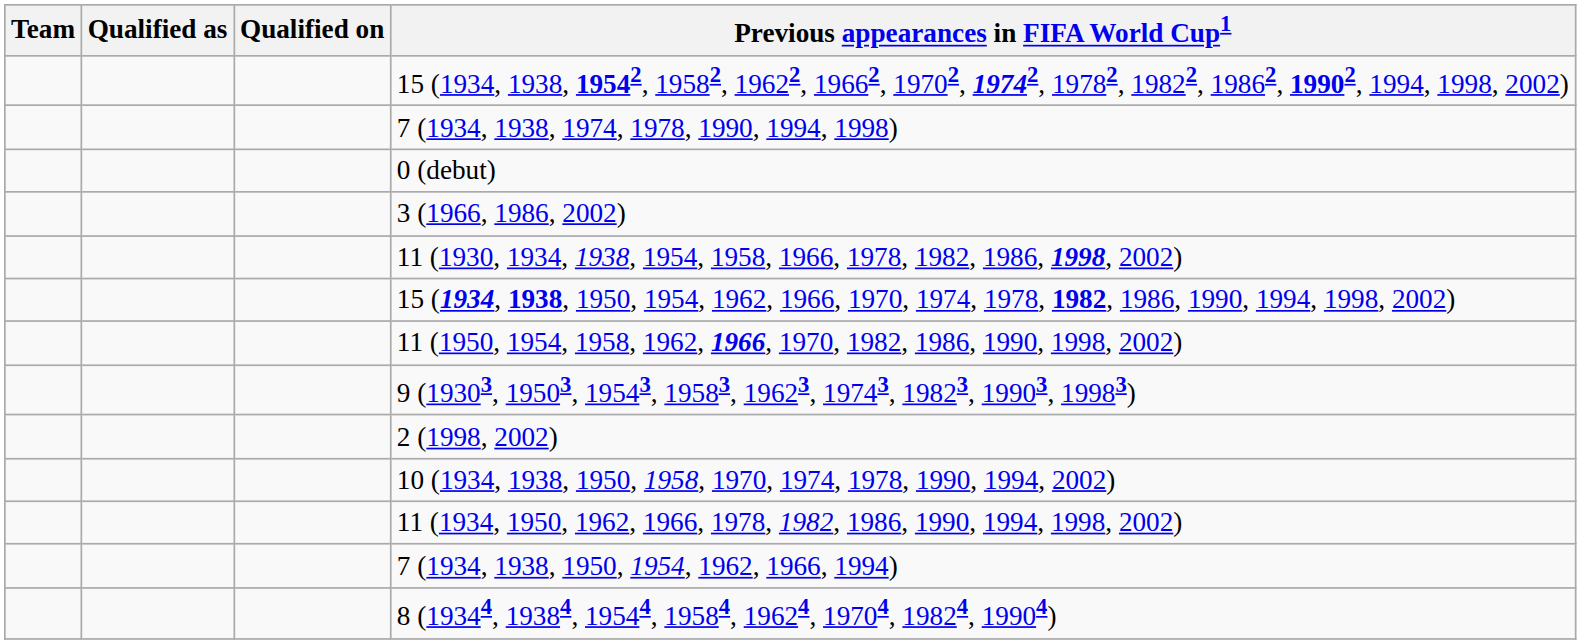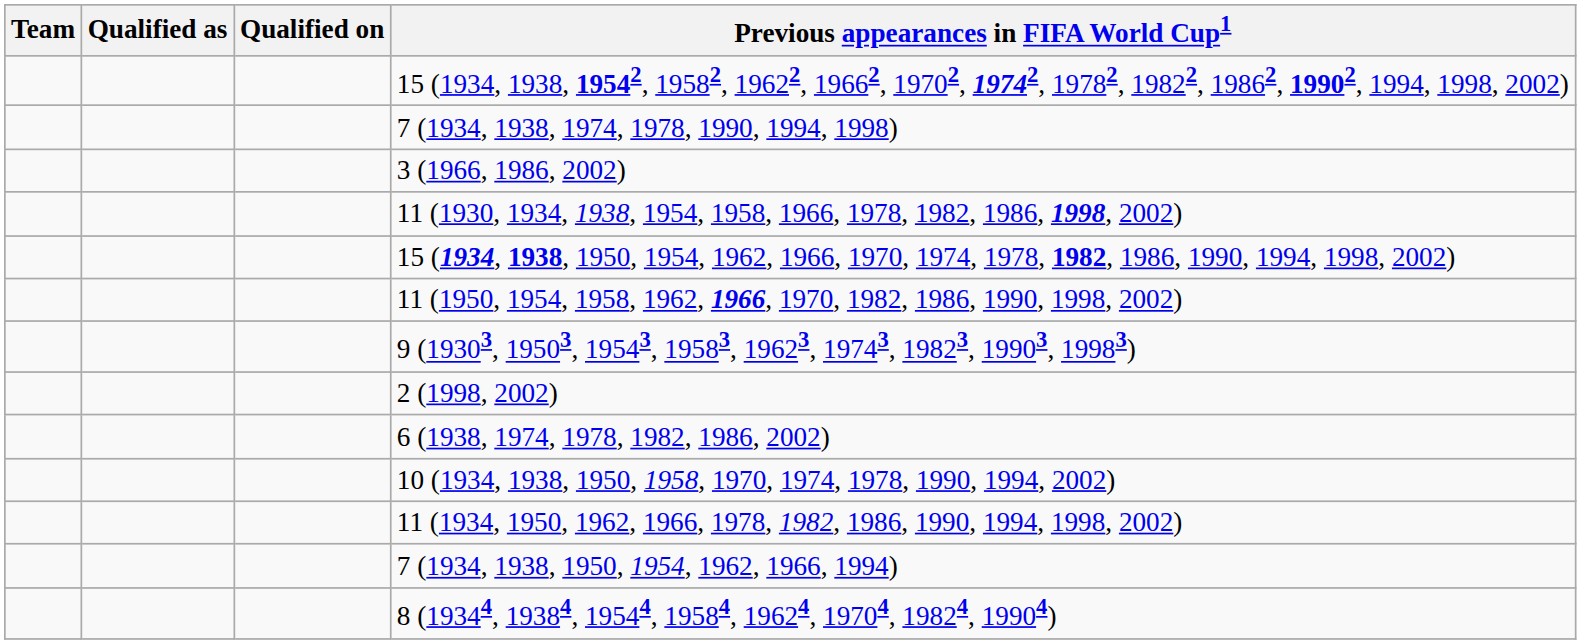- row: (446, 170)
+ row: (613, 436)
